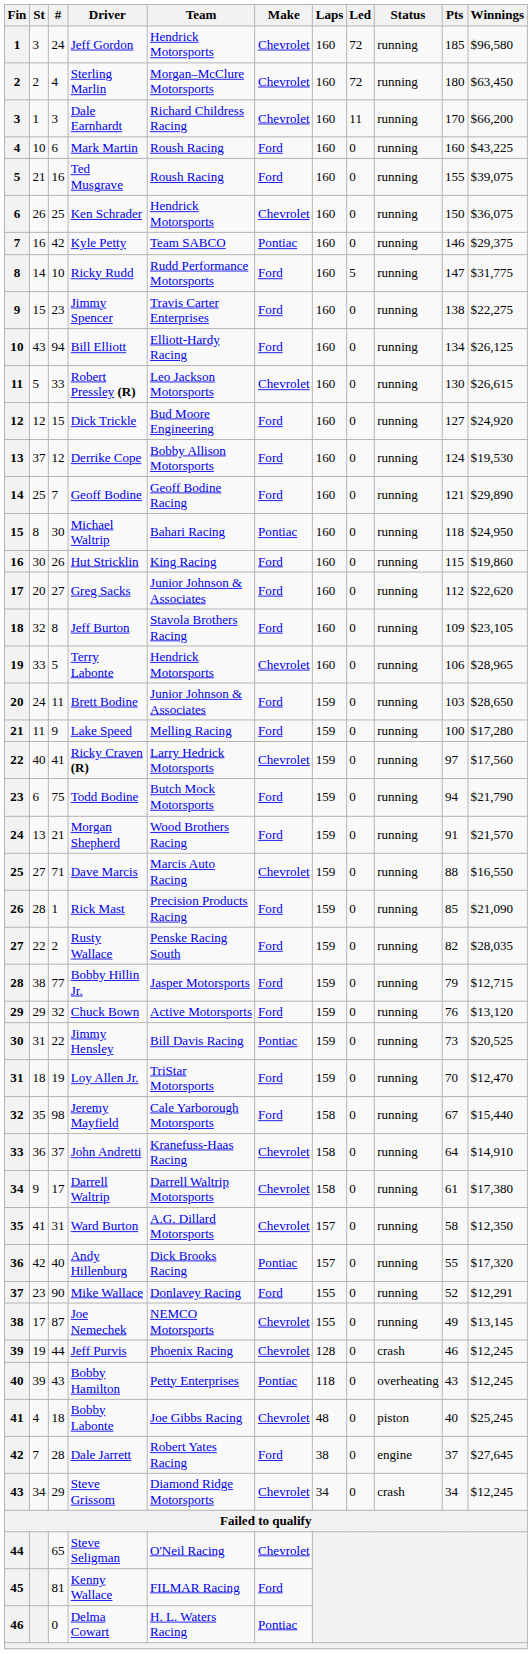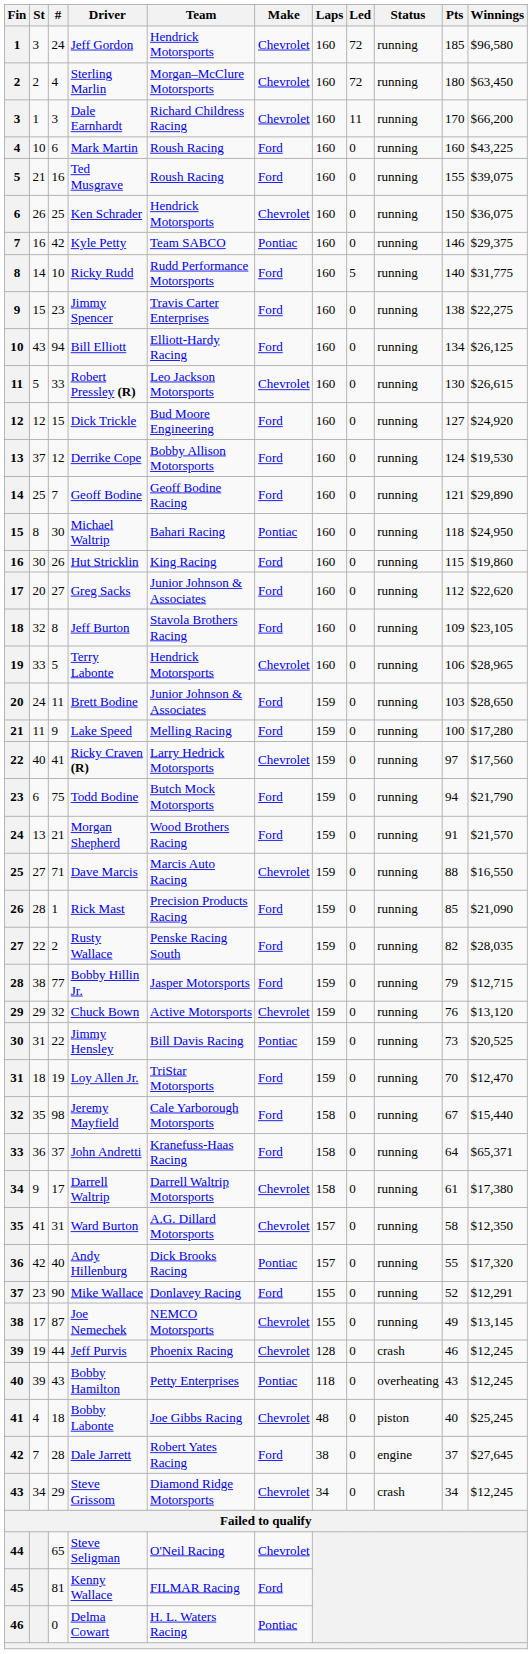(455, 273) 147 -> (455, 273) 140
(270, 1012) Ford -> (284, 1012) Chevrolet
(284, 1152) Chevrolet -> (270, 1152) Ford
(492, 1152) $14,910 -> (492, 1152) $65,371
